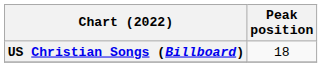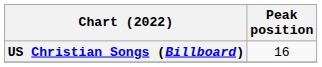(282, 52) 18 -> (282, 52) 16
